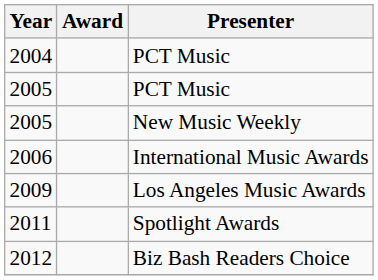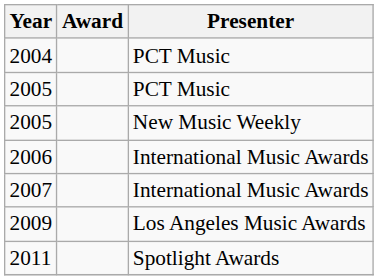+ row: (31, 190)
- row: (31, 257)
